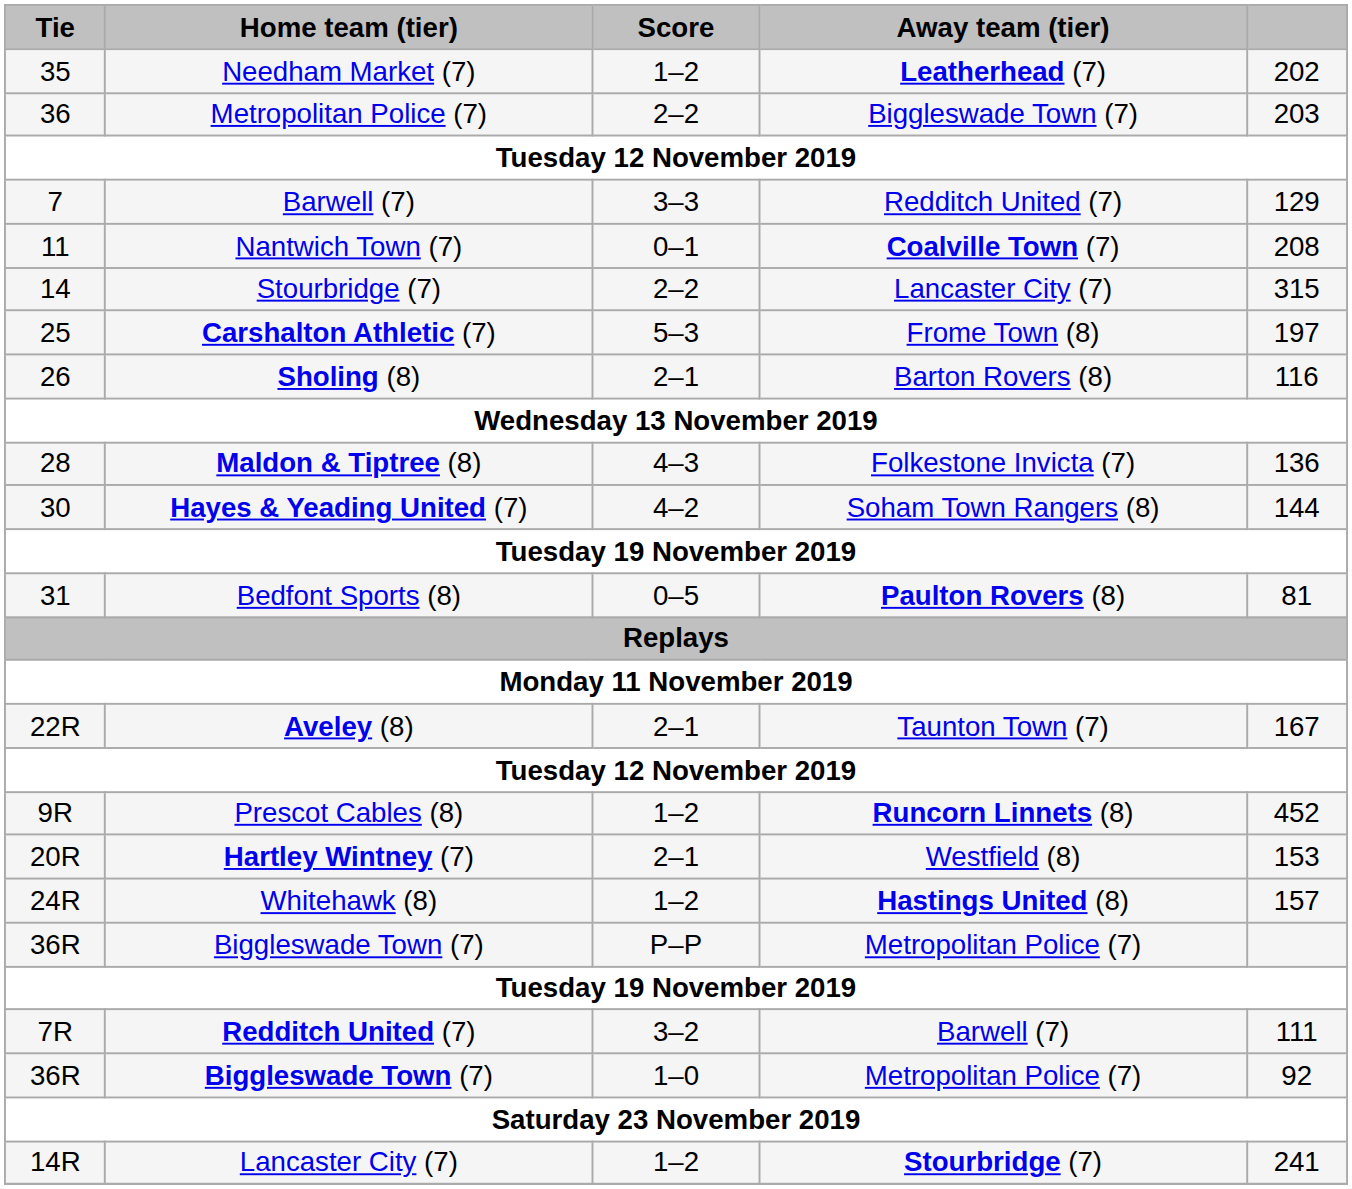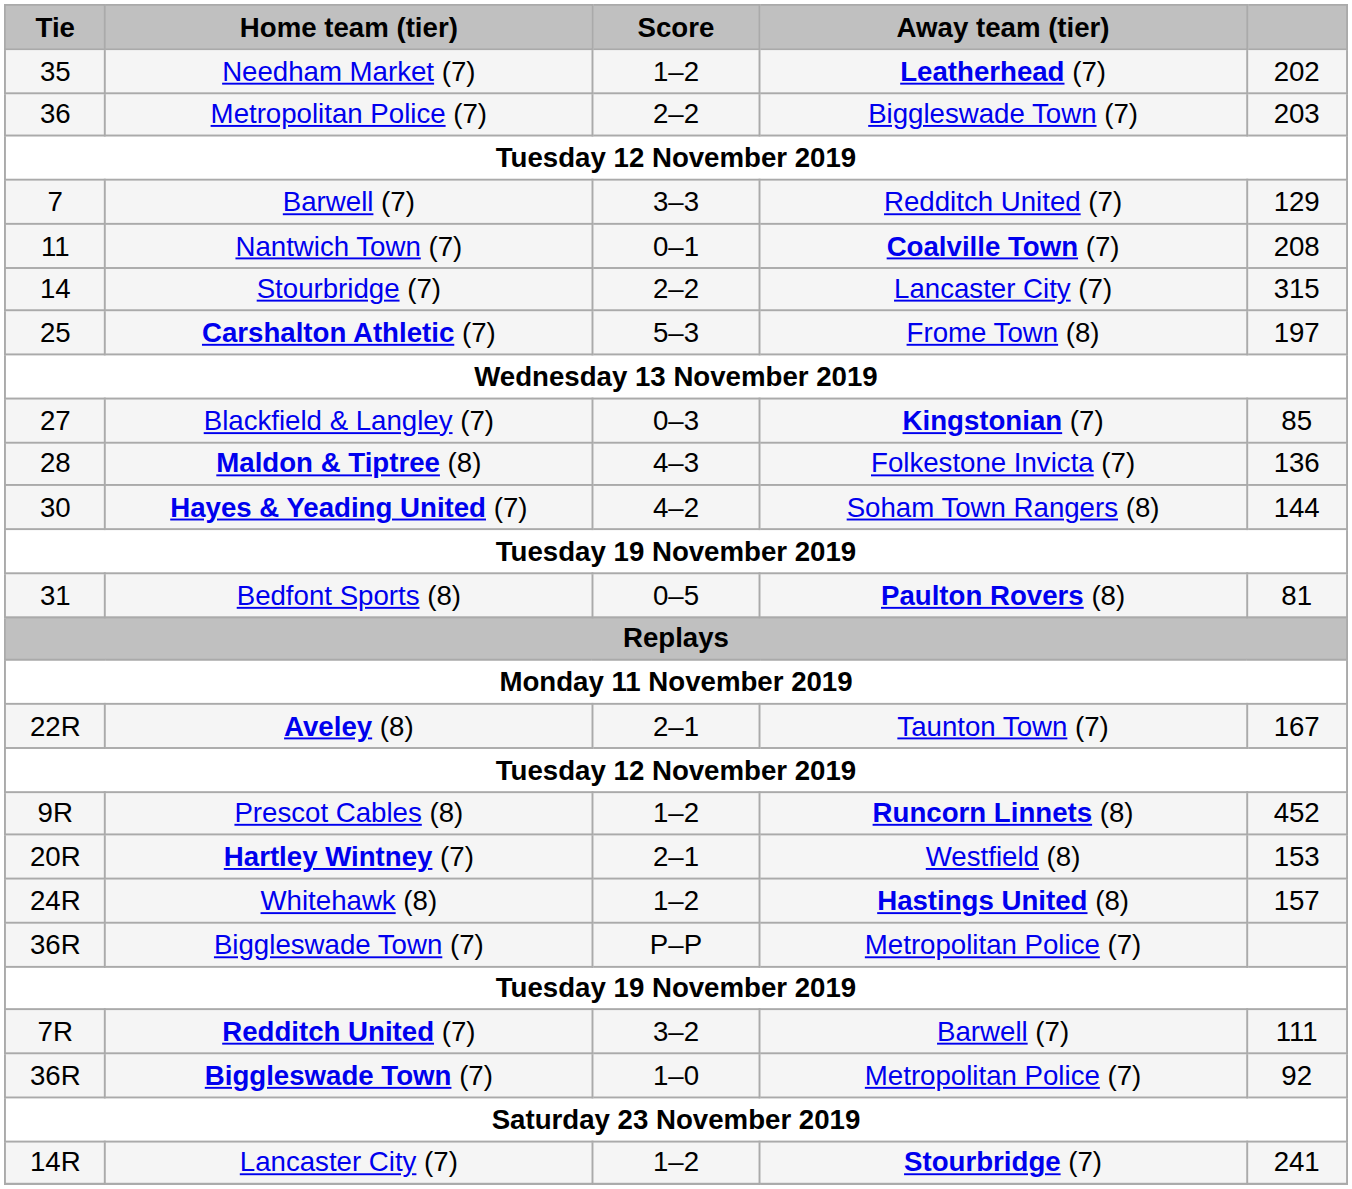- row: (55, 377)
+ row: (55, 420)
